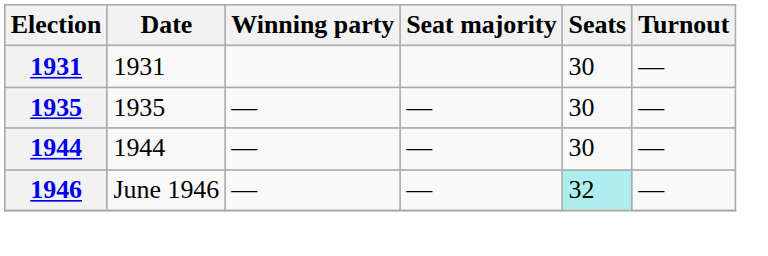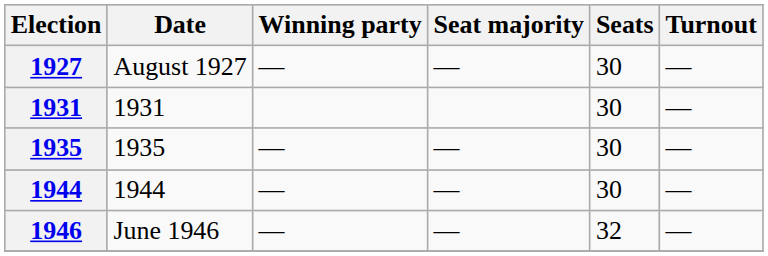+ row: (56, 66)
(582, 189) paleturquoise background -> (609, 230) no background
